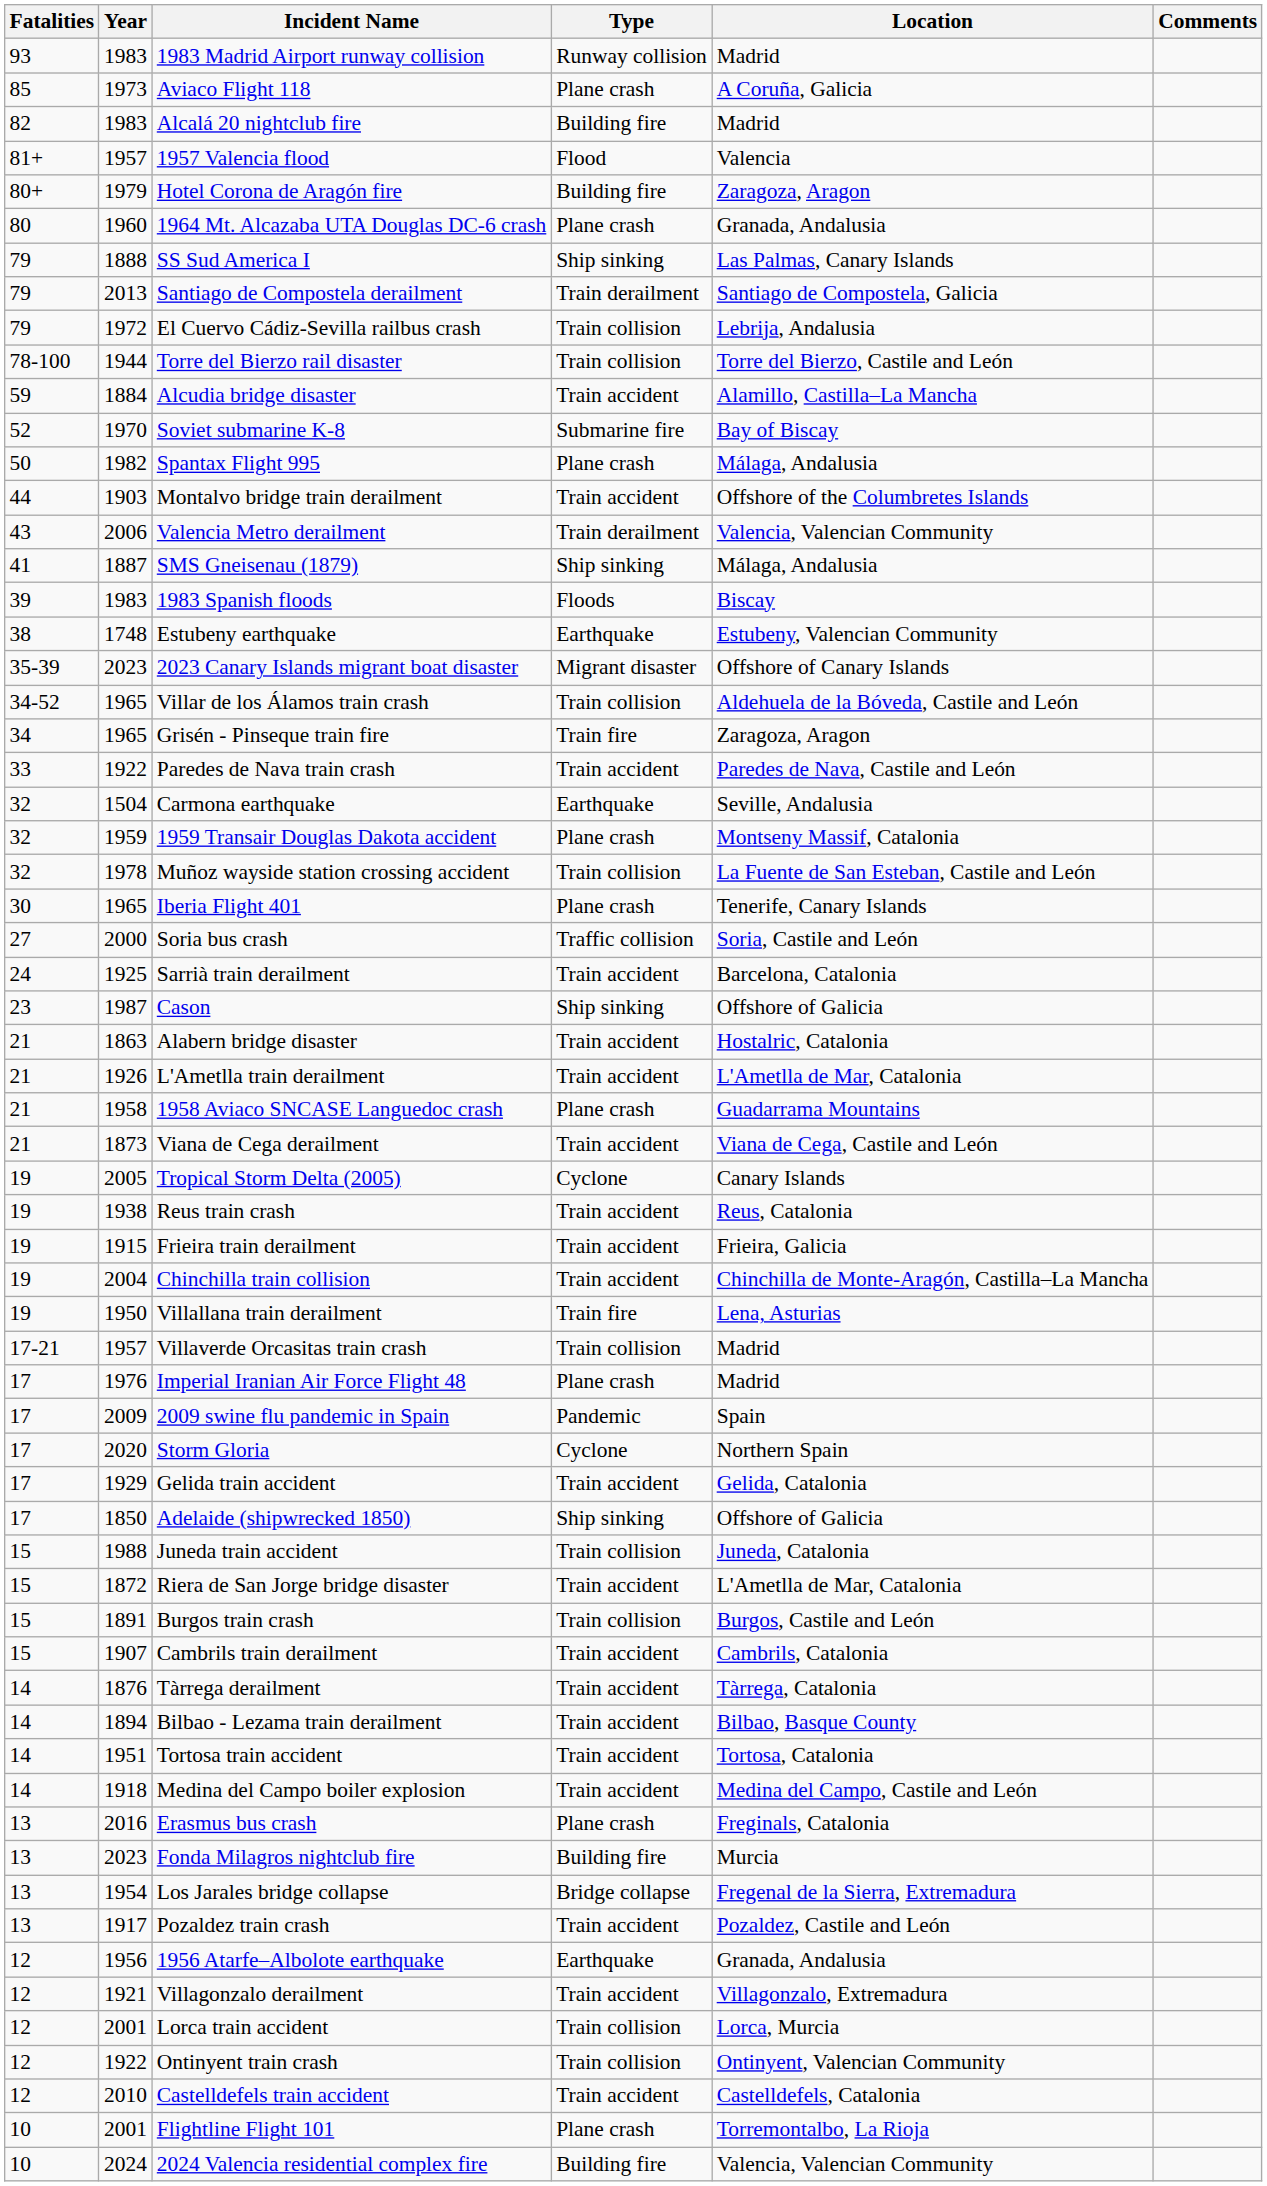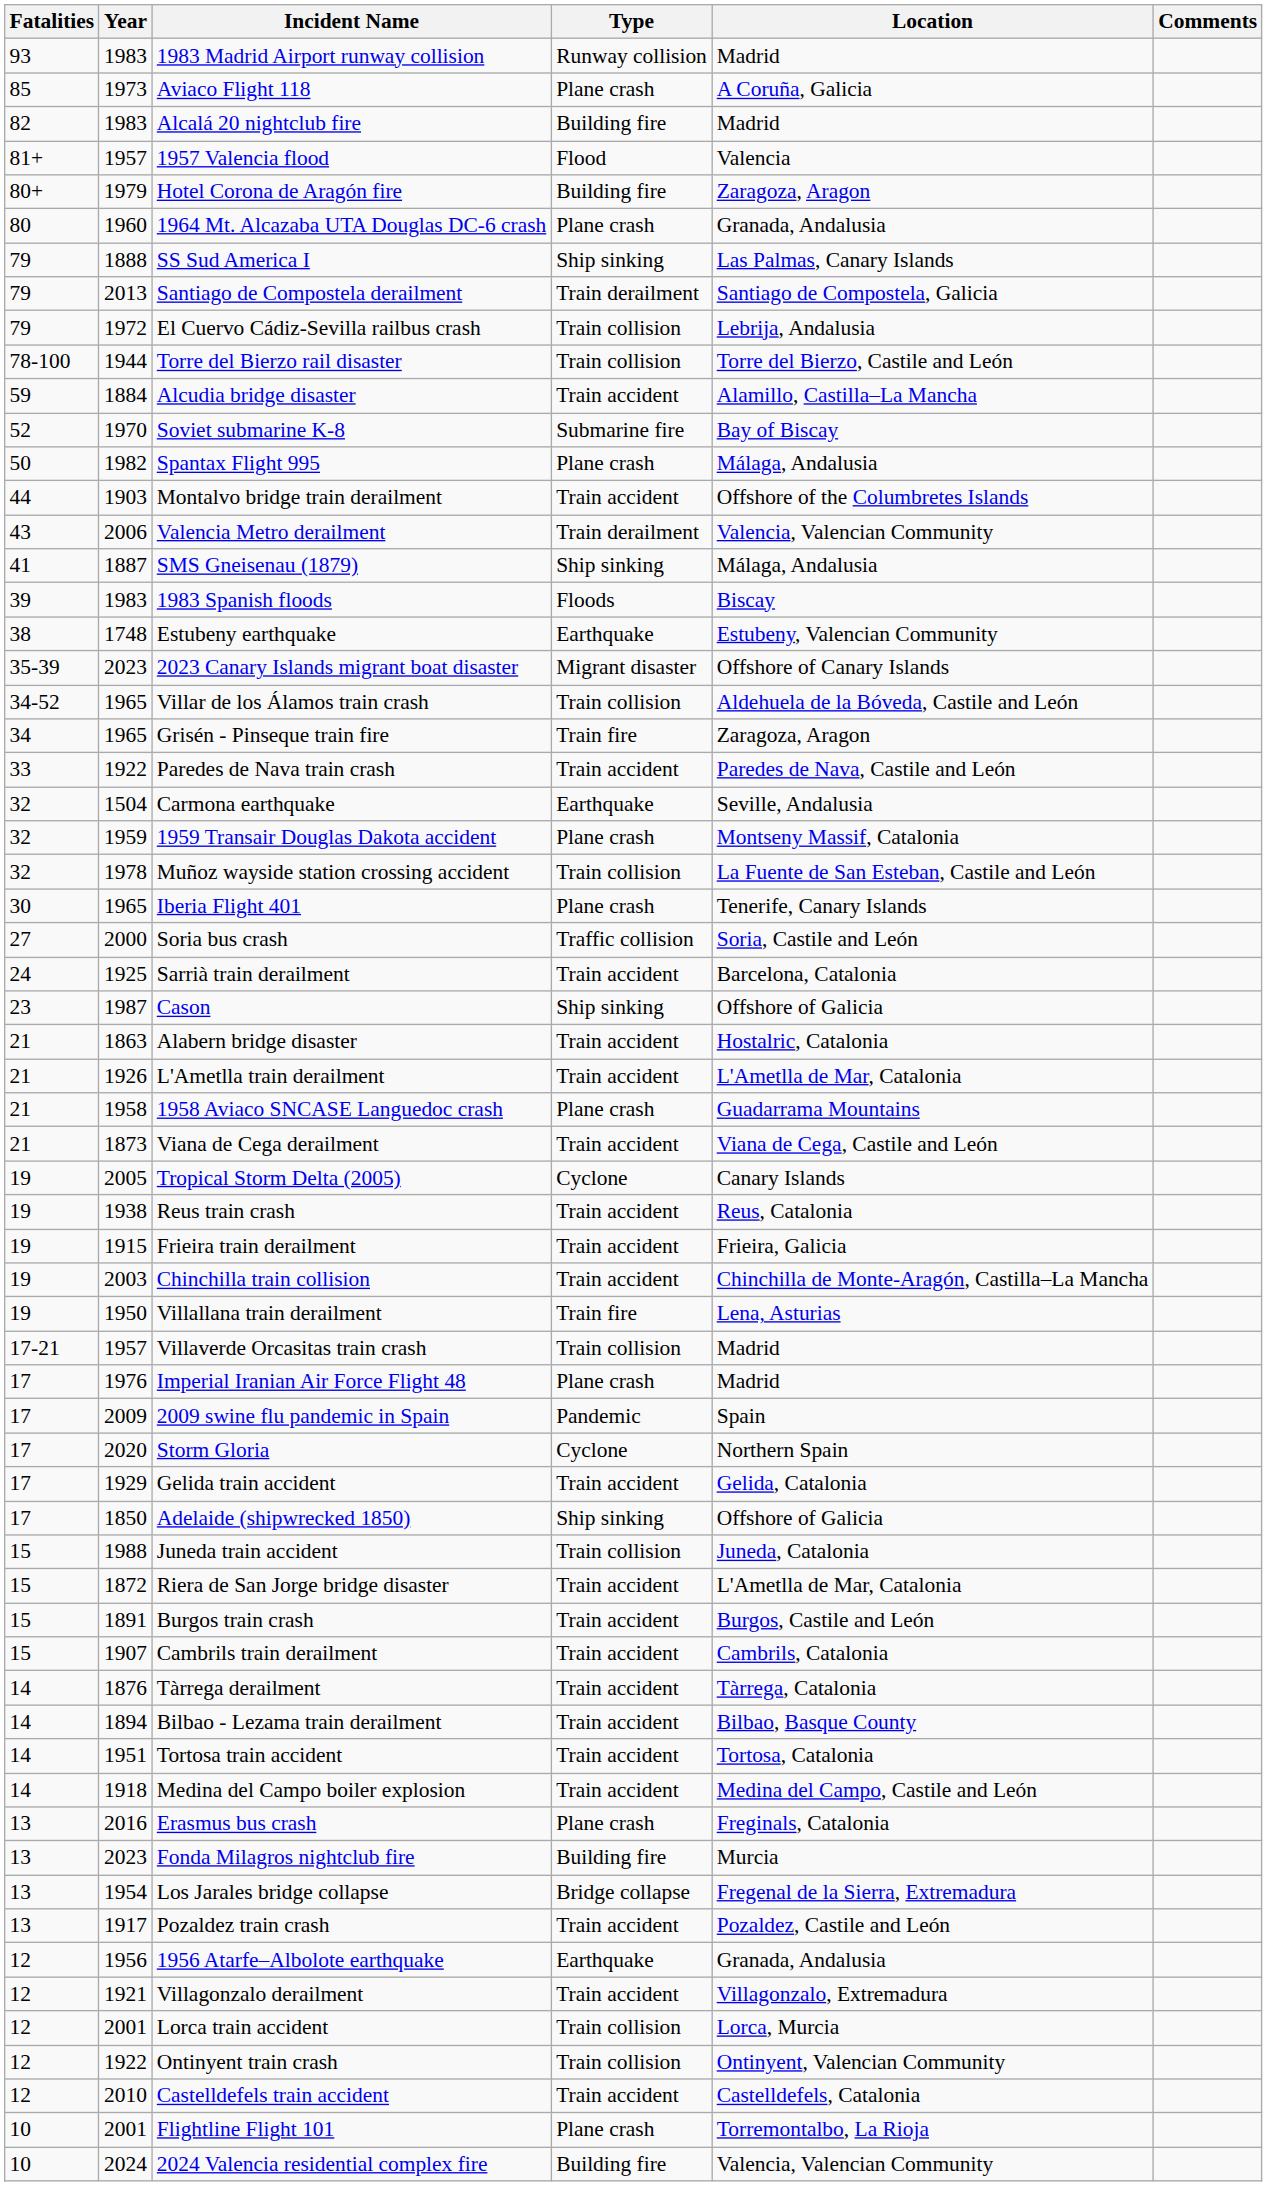(125, 1279) 2004 -> (125, 1279) 2003
(619, 1619) Train collision -> (617, 1619) Train accident
